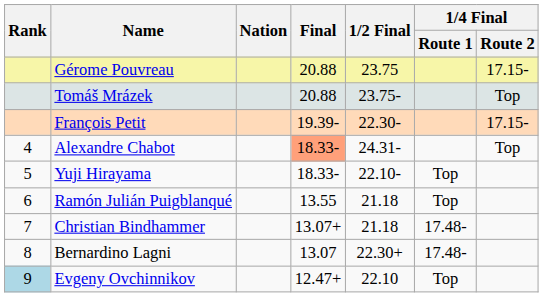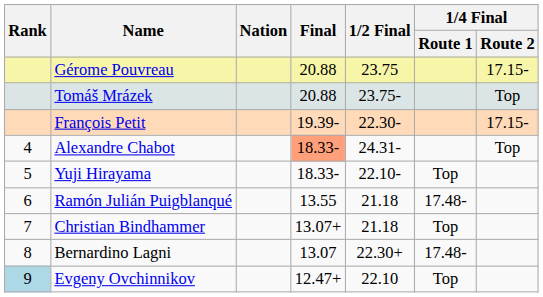(445, 200) Top -> (445, 200) 17.48-
(445, 226) 17.48- -> (445, 226) Top
